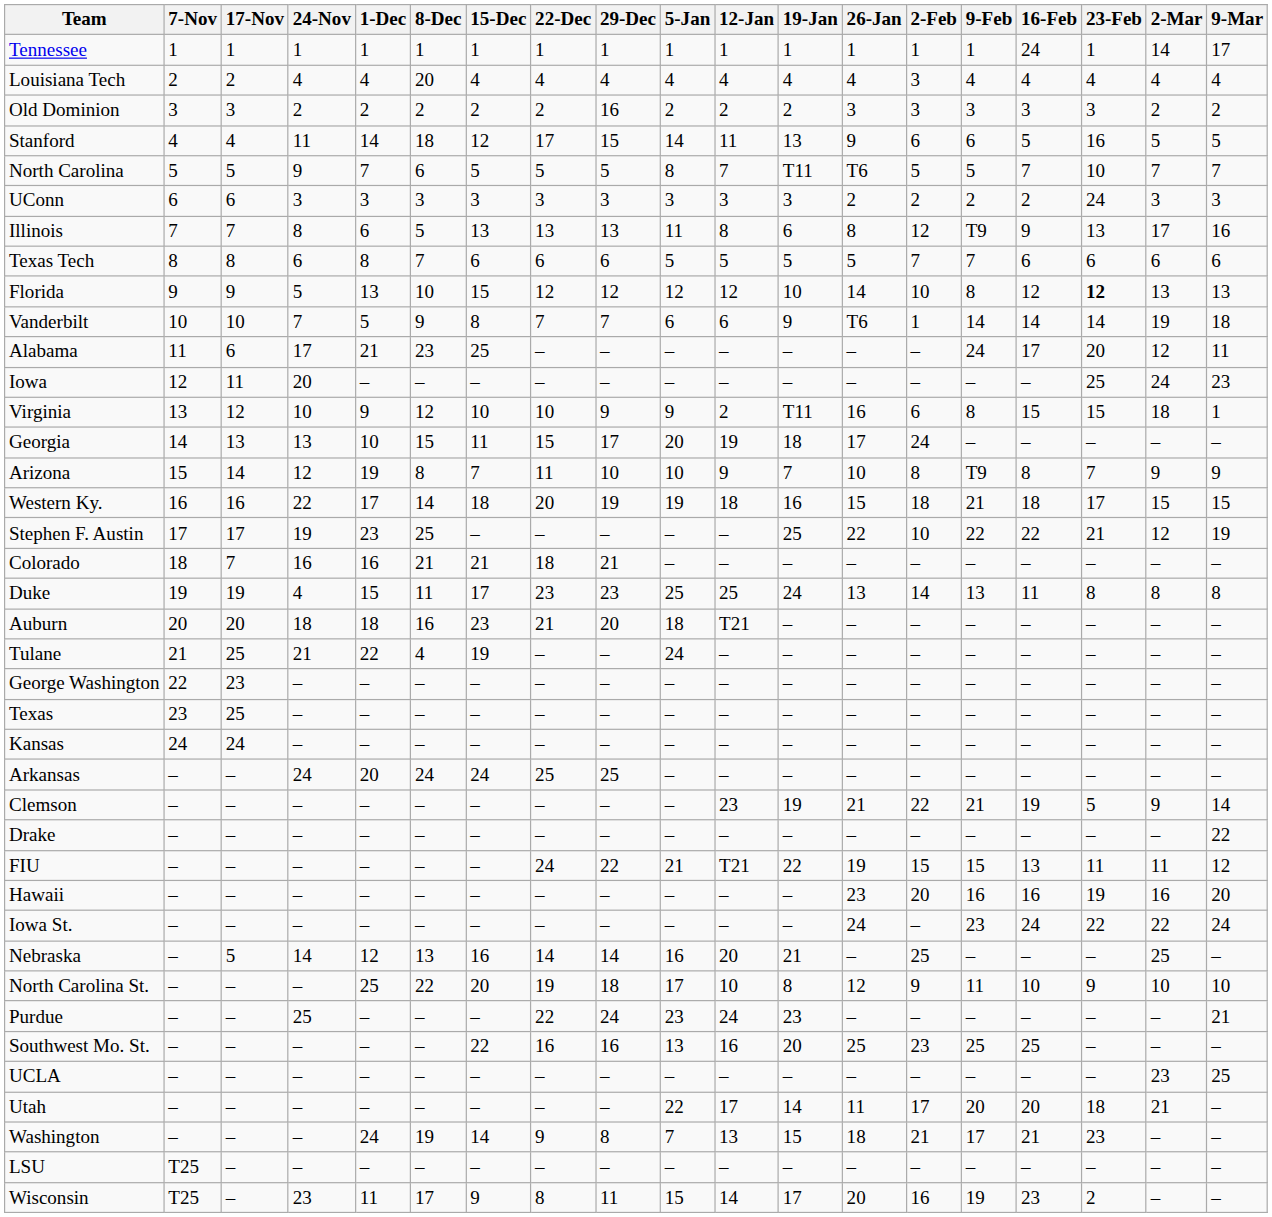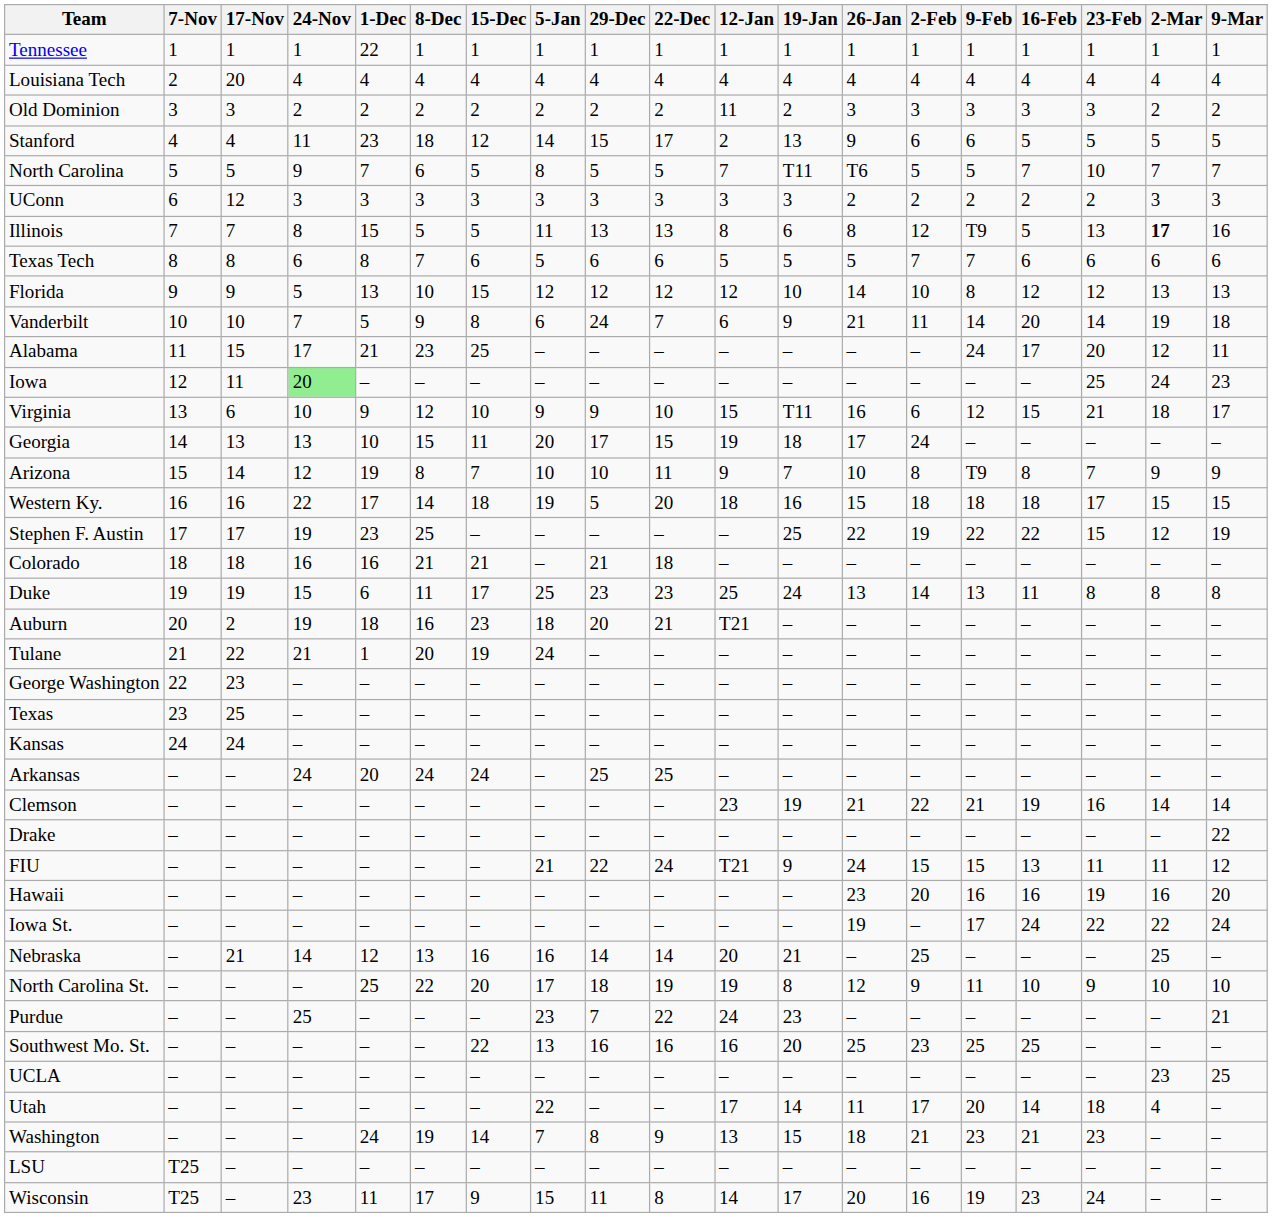columns swapped: (563, 19) <-> (687, 19)
(364, 49) 1 -> (369, 49) 22
(1031, 49) 24 -> (1026, 49) 1
(1160, 49) 14 -> (1155, 49) 1
(1221, 49) 17 -> (1216, 49) 1
(231, 79) 2 -> (235, 79) 20
(425, 79) 20 -> (420, 79) 4
(915, 79) 3 -> (915, 79) 4
(609, 110) 16 -> (594, 110) 2
(724, 110) 2 -> (728, 110) 11
(369, 140) 14 -> (369, 140) 23
(728, 140) 11 -> (724, 140) 2
(1095, 140) 16 -> (1091, 140) 5
(231, 200) 6 -> (235, 200) 12
(1095, 200) 24 -> (1091, 200) 2
(364, 230) 6 -> (369, 230) 15
(480, 230) 13 -> (475, 230) 5
(1026, 230) 9 -> (1026, 230) 5
(1160, 230) normal -> (1160, 230) bold
(1095, 291) bold -> (1095, 291) normal
(605, 321) 7 -> (599, 321) 24
(857, 321) T6 -> (856, 321) 21
(915, 321) 1 -> (920, 321) 11
(1031, 321) 14 -> (1031, 321) 20
(231, 351) 6 -> (235, 351) 15
(302, 381) no background -> (302, 381) lightgreen background
(235, 412) 12 -> (231, 412) 6
(724, 412) 2 -> (729, 412) 15
(970, 412) 8 -> (975, 412) 12
(1095, 412) 15 -> (1095, 412) 21
(1216, 412) 1 -> (1221, 412) 17
(609, 502) 19 -> (594, 502) 5
(975, 502) 21 -> (975, 502) 18
(920, 532) 10 -> (920, 532) 19
(1095, 532) 21 -> (1095, 532) 15
(231, 563) 7 -> (235, 563) 18
(298, 593) 4 -> (302, 593) 15
(369, 593) 15 -> (364, 593) 6
(235, 623) 20 -> (231, 623) 2
(302, 623) 18 -> (302, 623) 19
(235, 653) 25 -> (235, 653) 22
(369, 653) 22 -> (364, 653) 1
(420, 653) 4 -> (425, 653) 20
(1091, 804) 5 -> (1095, 804) 16
(1155, 804) 9 -> (1160, 804) 14
(792, 865) 22 -> (788, 865) 9
(856, 865) 19 -> (856, 865) 24
(856, 925) 24 -> (856, 925) 19
(975, 925) 23 -> (975, 925) 17
(231, 955) 5 -> (235, 955) 21
(729, 985) 10 -> (729, 985) 19
(609, 1016) 24 -> (594, 1016) 7
(1031, 1106) 20 -> (1031, 1106) 14
(1160, 1106) 21 -> (1155, 1106) 4
(975, 1136) 17 -> (975, 1136) 23
(1091, 1197) 2 -> (1095, 1197) 24
